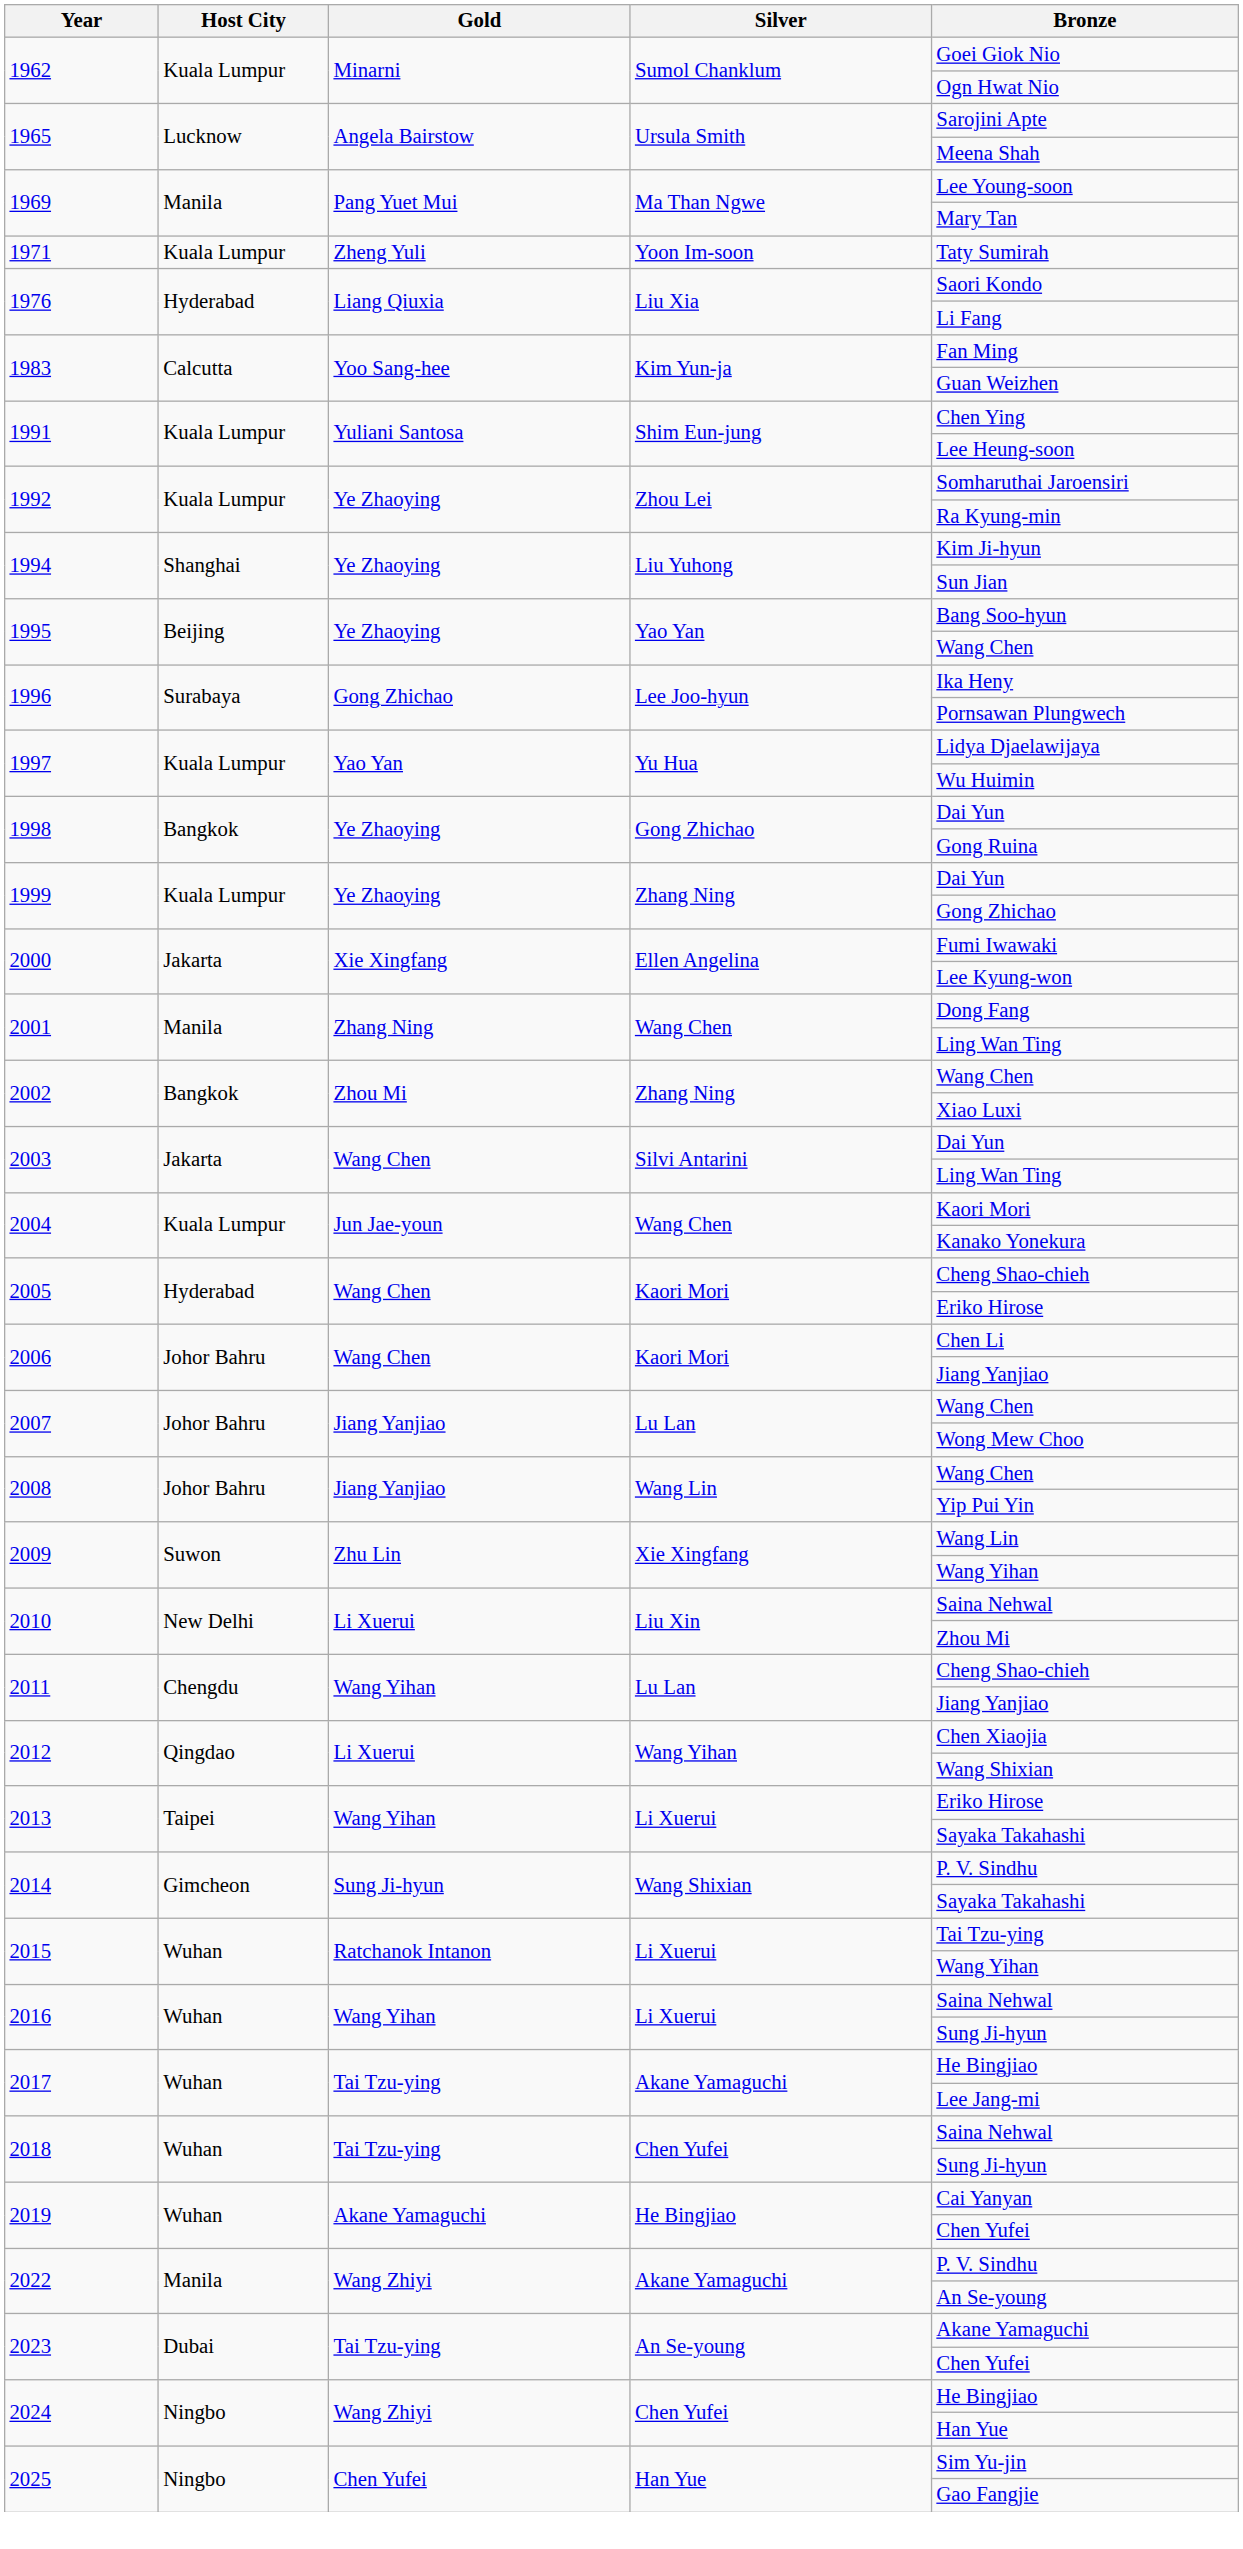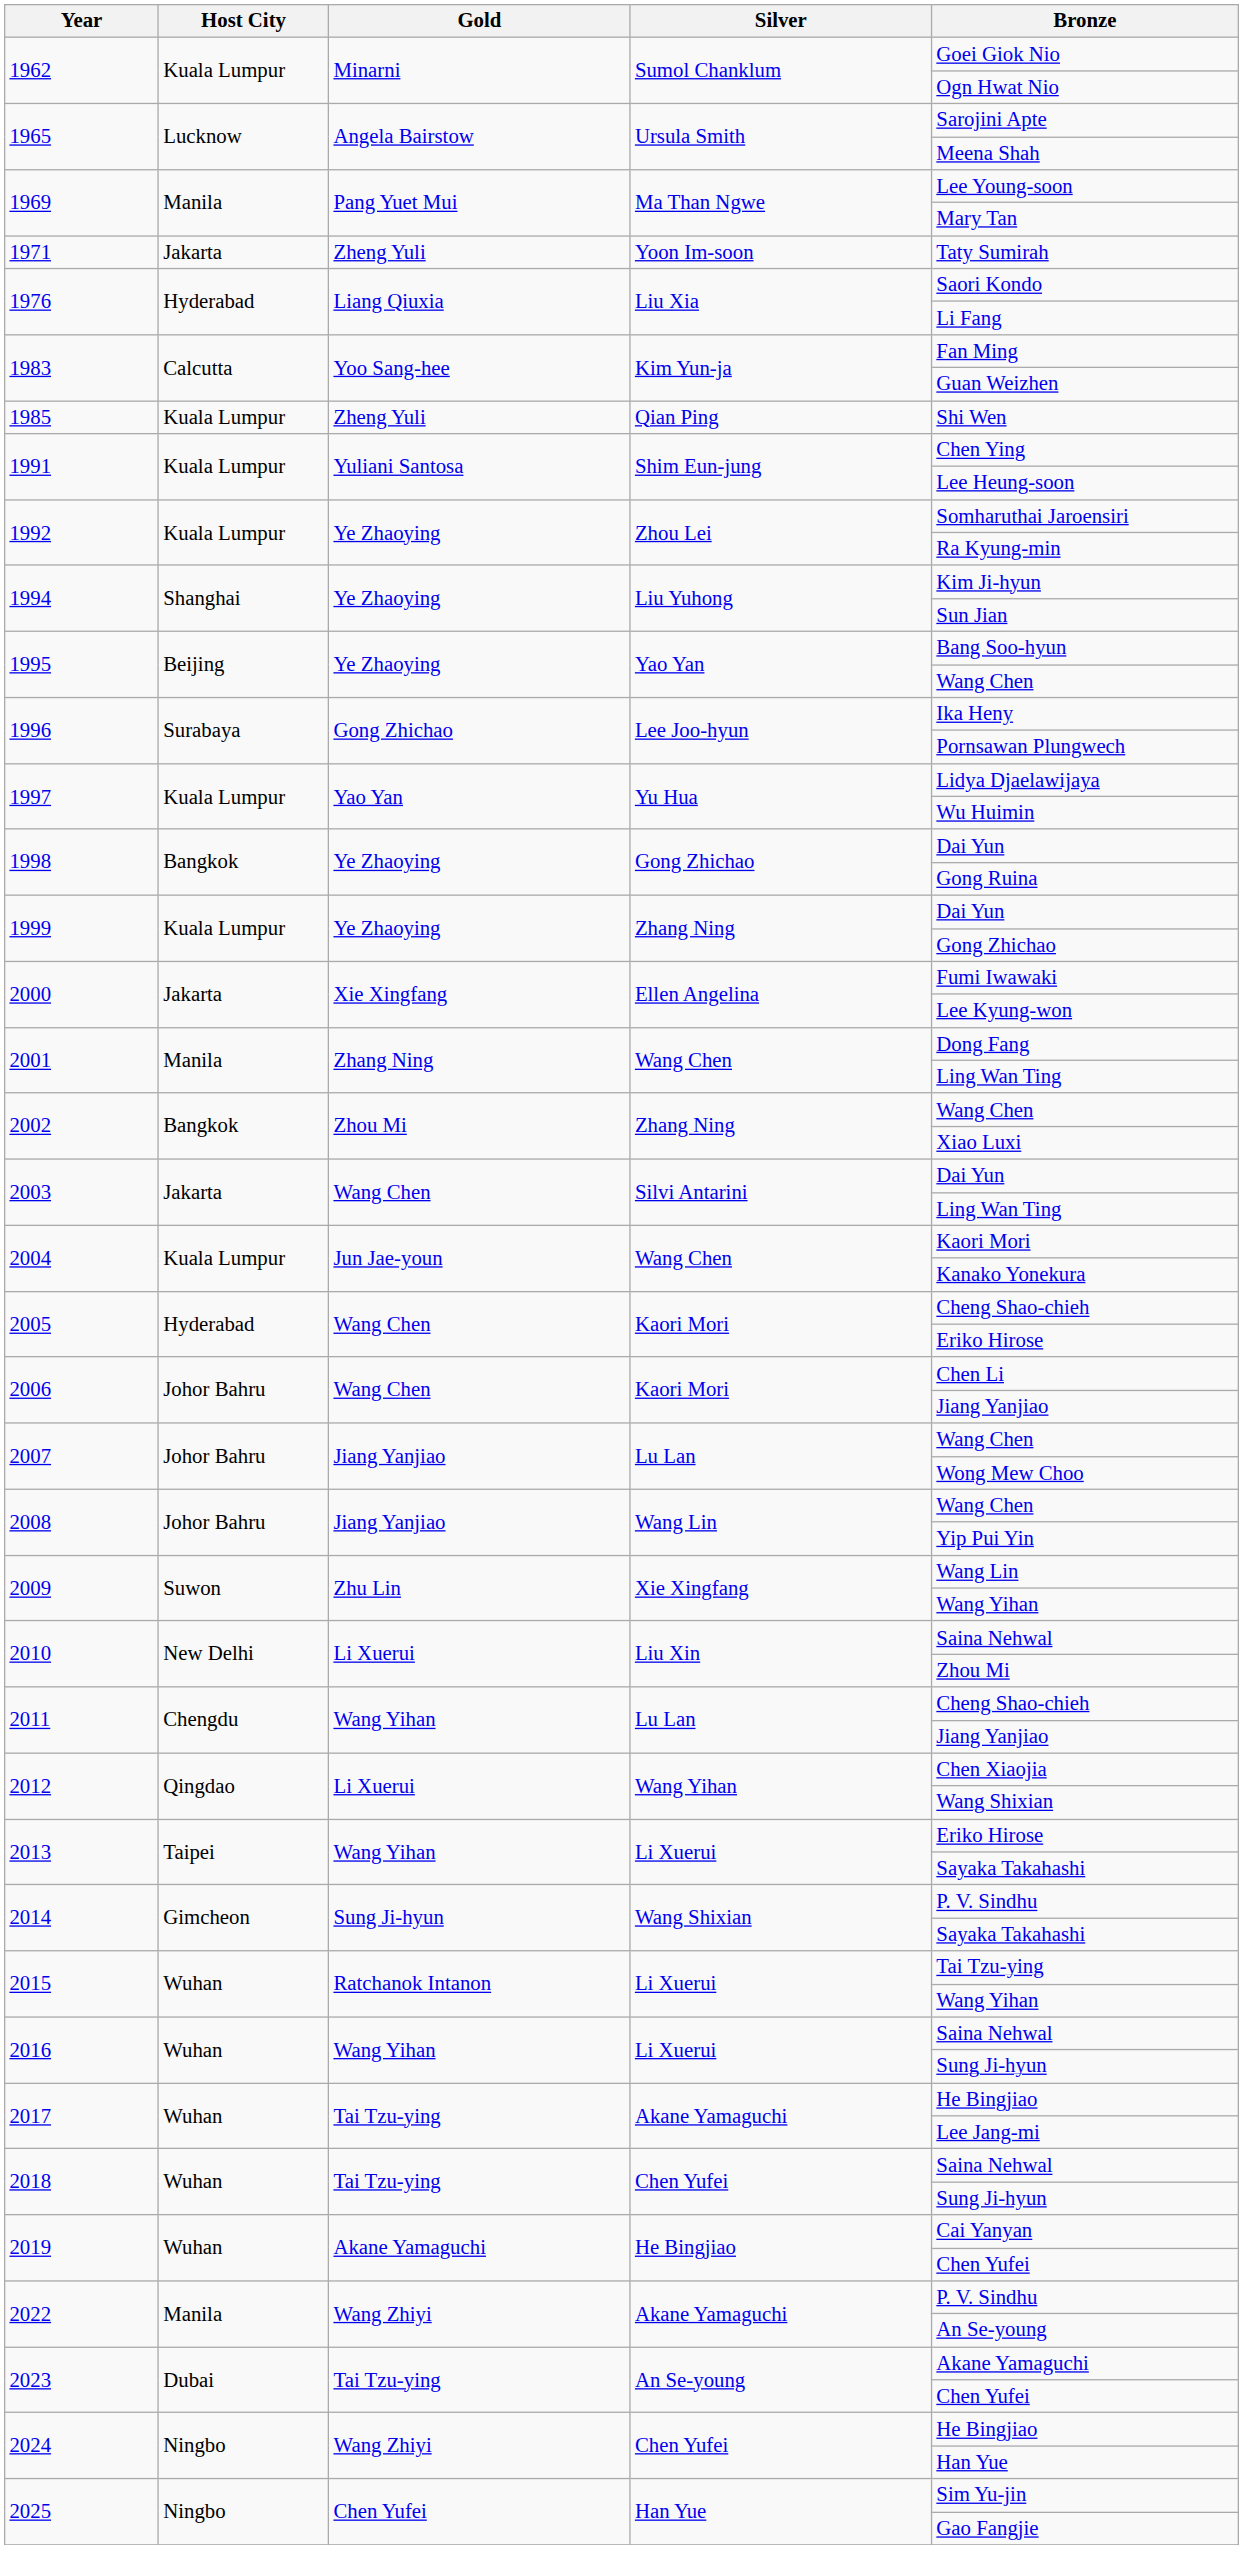(224, 251) Kuala Lumpur -> (193, 251) Jakarta
+ row: (30, 416)
